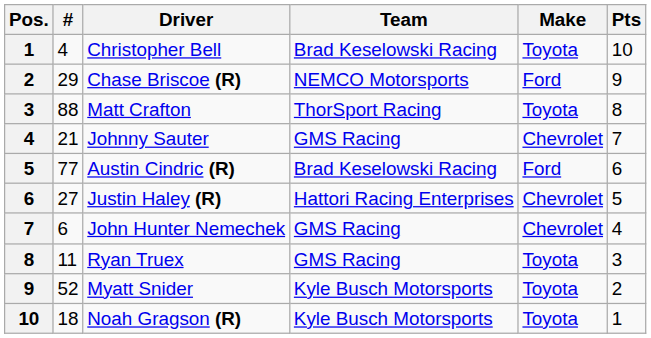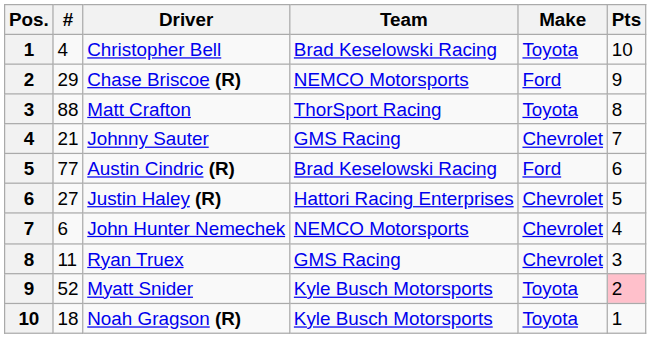(347, 229) GMS Racing -> (381, 229) NEMCO Motorsports
(550, 258) Toyota -> (563, 258) Chevrolet
(617, 288) no background -> (617, 288) pink background
